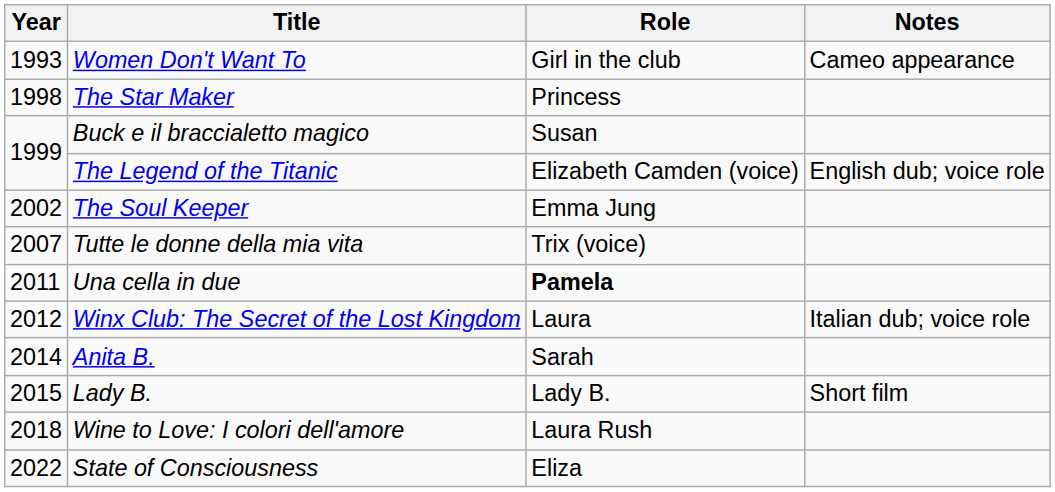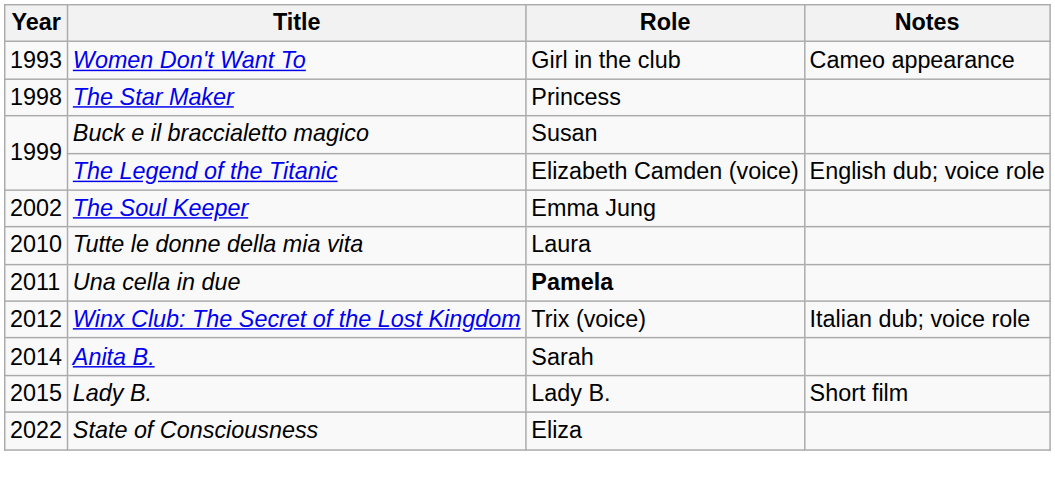(36, 245) 2007 -> (36, 245) 2010
(589, 245) Trix (voice) -> (561, 245) Laura
(561, 319) Laura -> (589, 319) Trix (voice)
- row: (239, 430)
